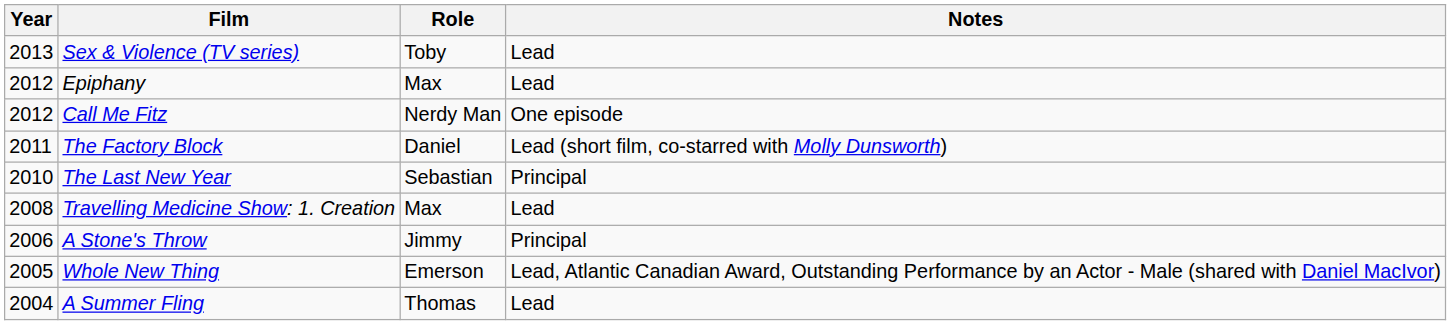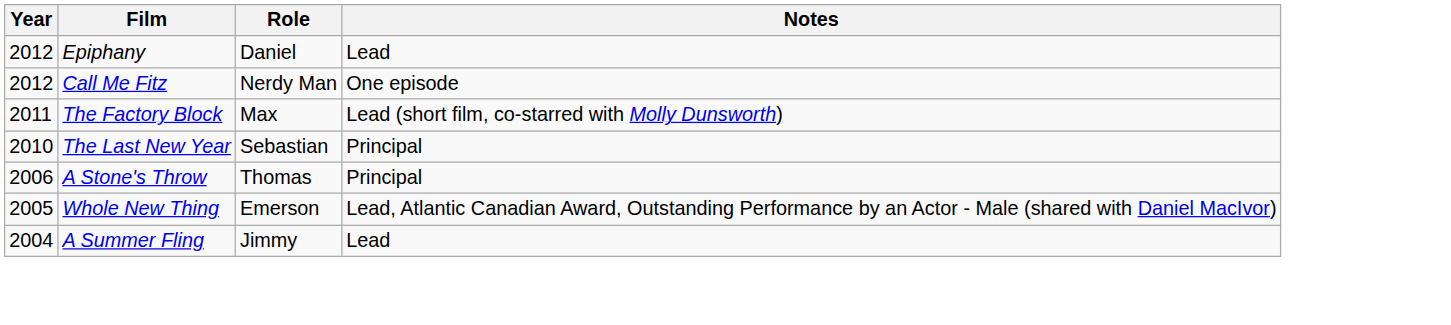- row: (181, 51)
(423, 83) Max -> (268, 51) Daniel
(432, 146) Daniel -> (259, 114) Max
- row: (229, 209)
(433, 240) Jimmy -> (276, 177) Thomas
(440, 303) Thomas -> (269, 240) Jimmy
